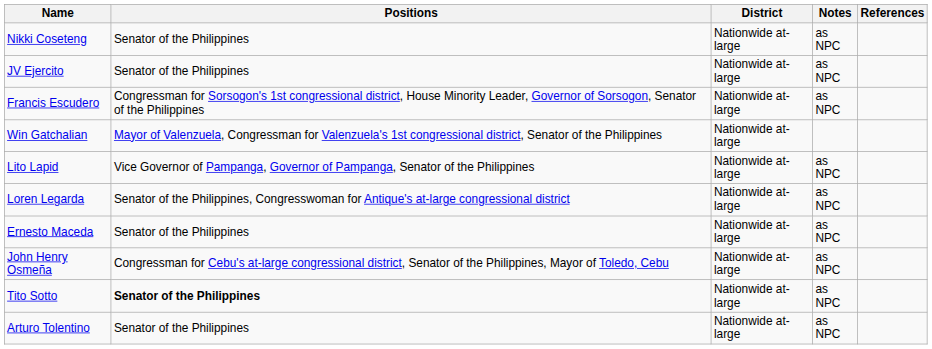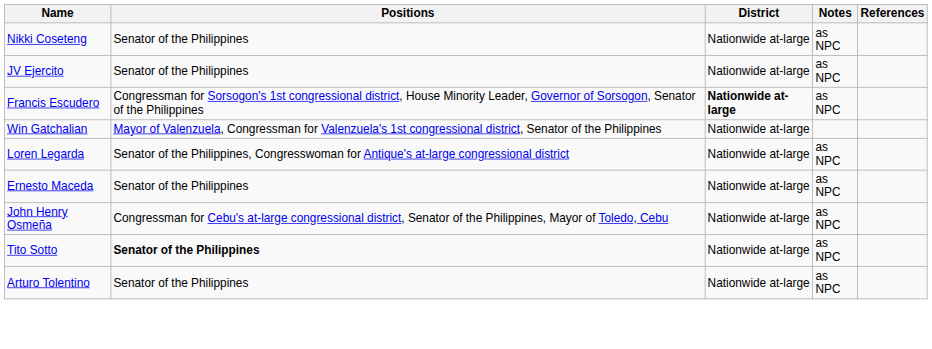(752, 103) normal -> (748, 103) bold
- row: (33, 167)
